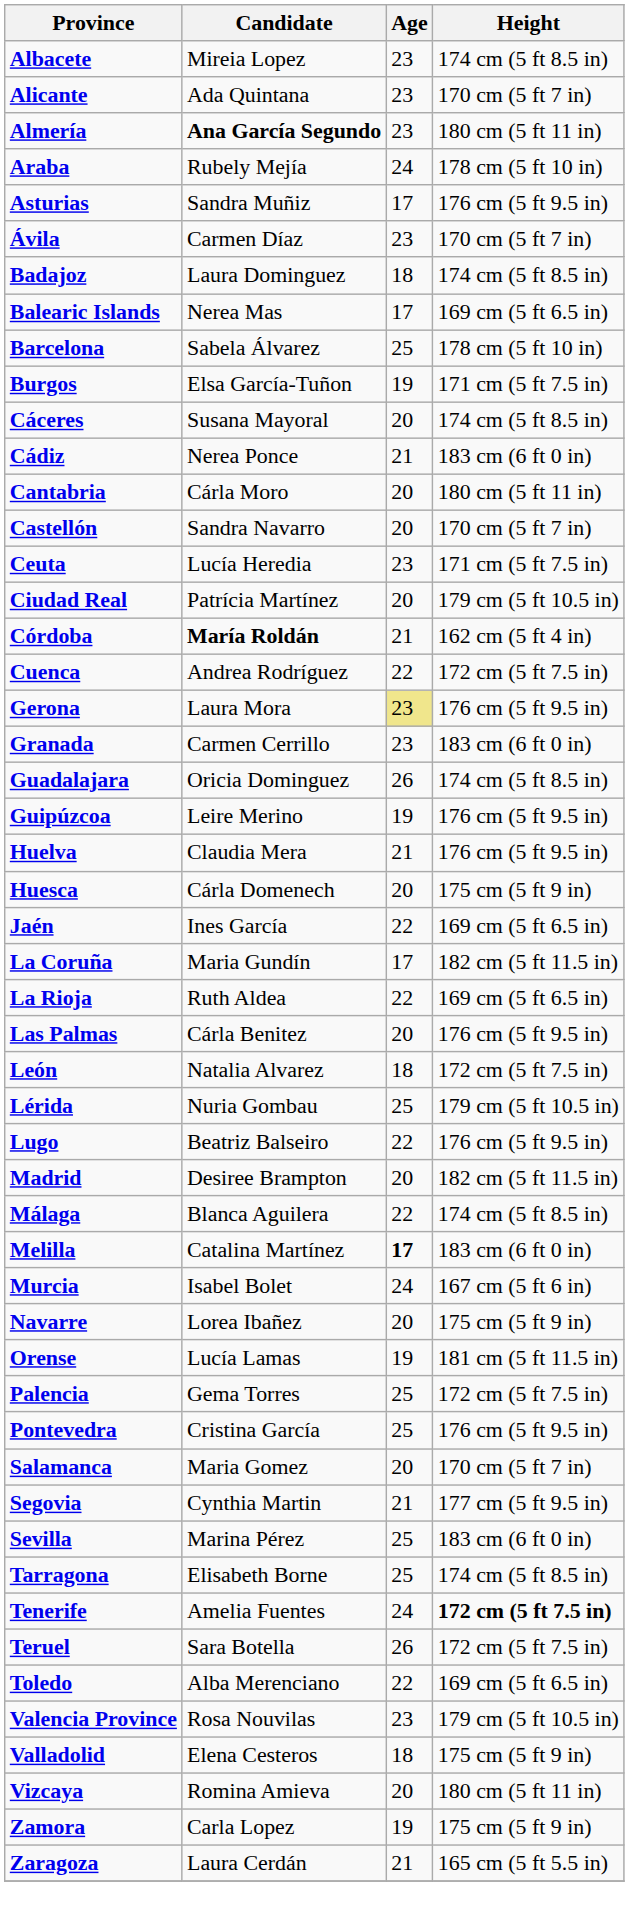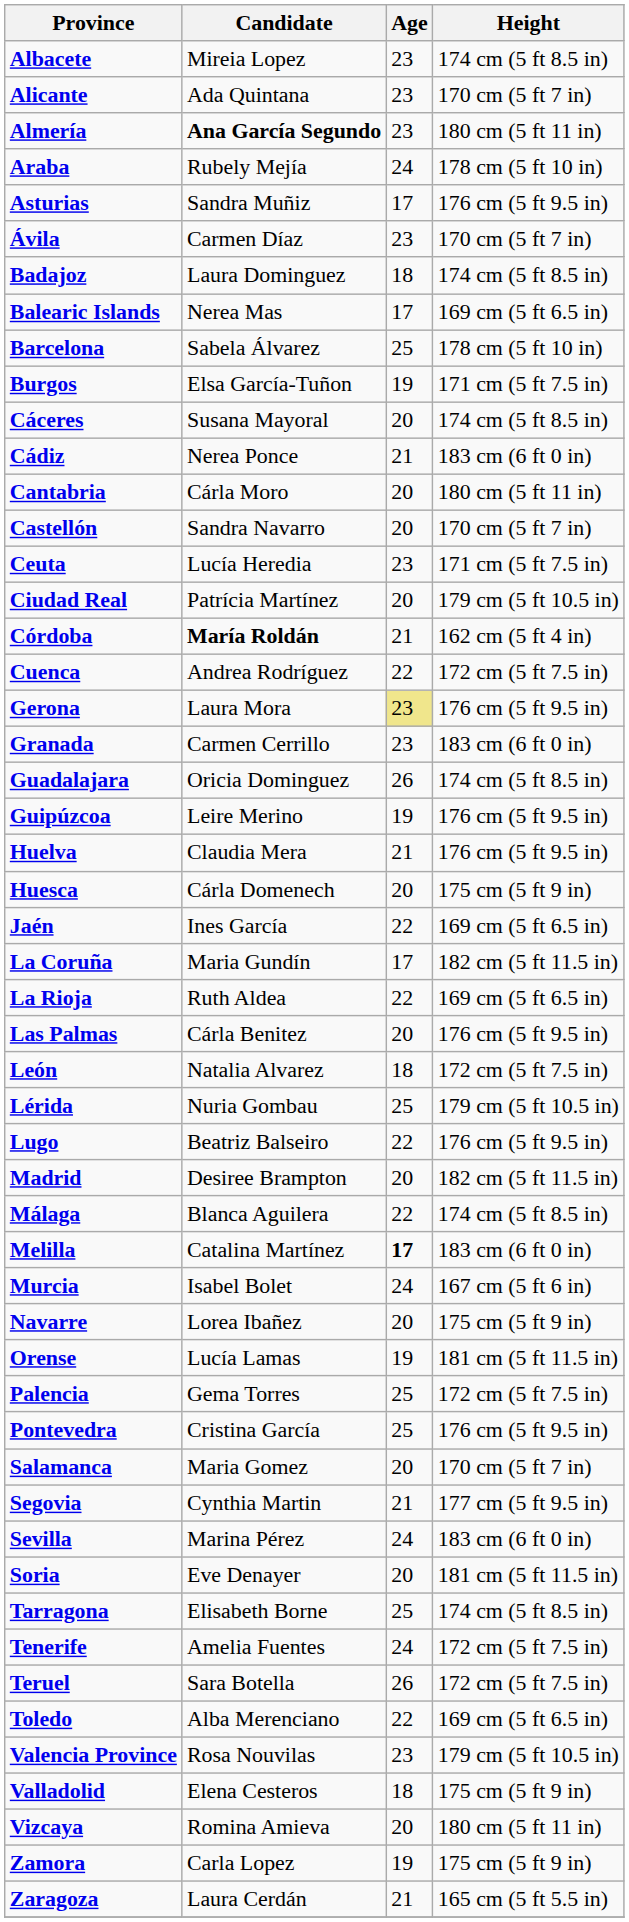(402, 1538) 25 -> (402, 1538) 24
+ row: (35, 1574)
(525, 1610) bold -> (523, 1646) normal
